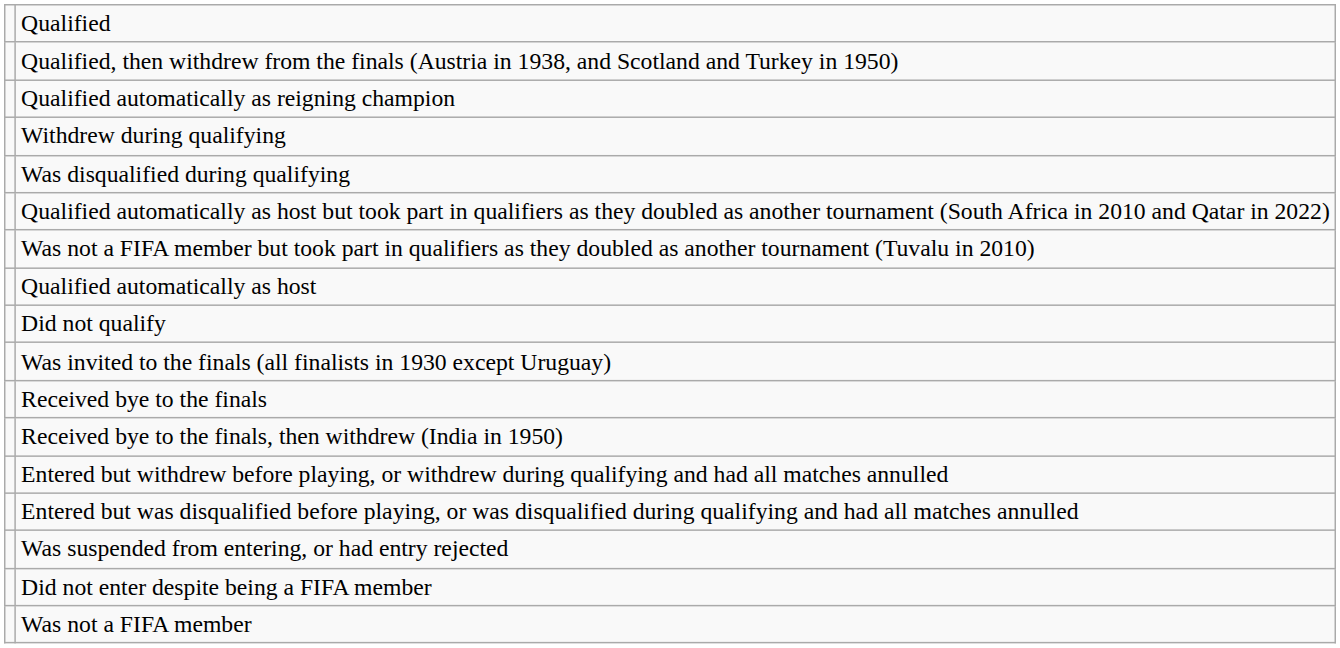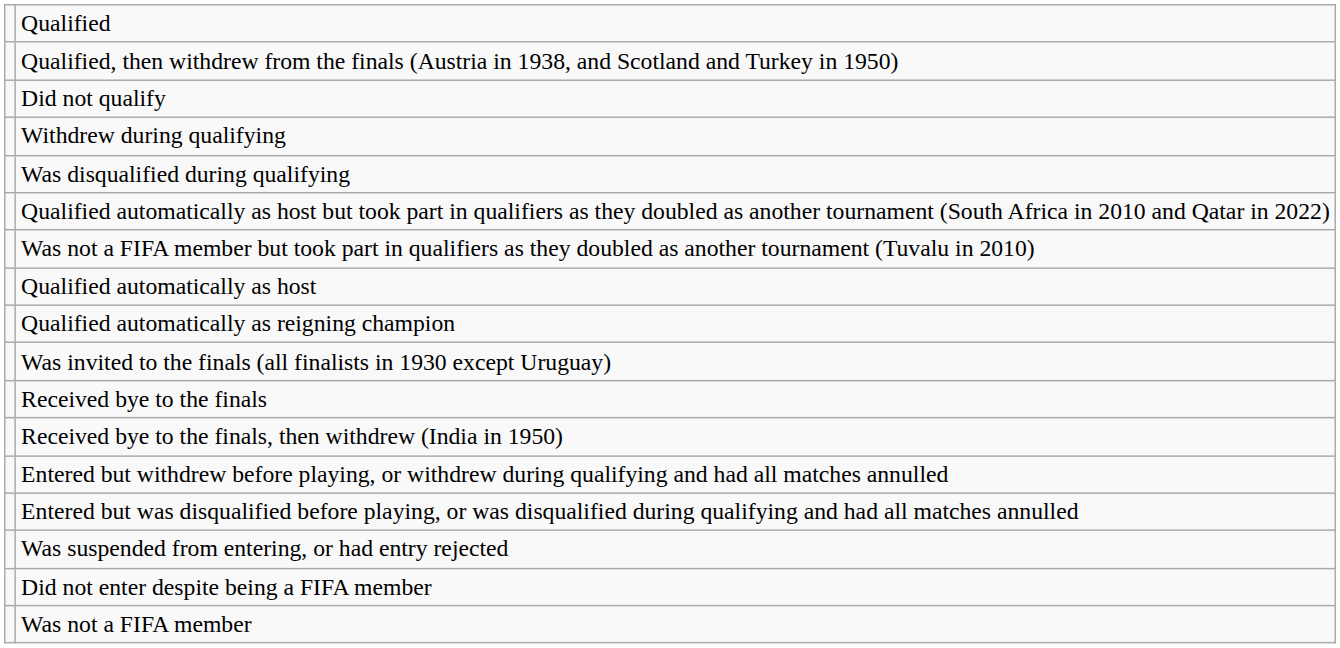rows swapped: (93, 323) <-> (238, 98)
